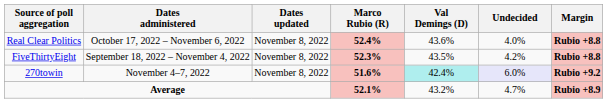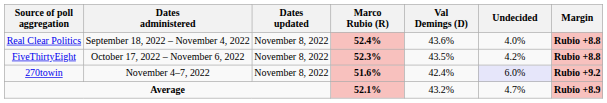(168, 41) October 17, 2022 – November 6, 2022 -> (168, 41) September 18, 2022 – November 4, 2022
(168, 57) September 18, 2022 – November 4, 2022 -> (168, 57) October 17, 2022 – November 6, 2022
(441, 73) paleturquoise background -> (441, 73) no background
